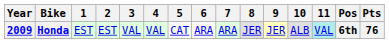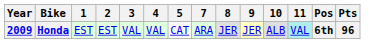- column: (204, 13)
(372, 30) 76 -> (348, 30) 96
